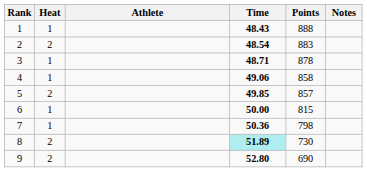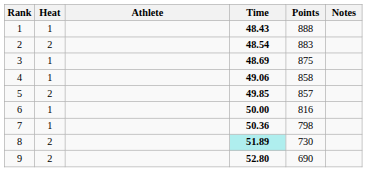(258, 61) 48.71 -> (258, 61) 48.69
(306, 61) 878 -> (306, 61) 875
(306, 110) 815 -> (306, 110) 816
